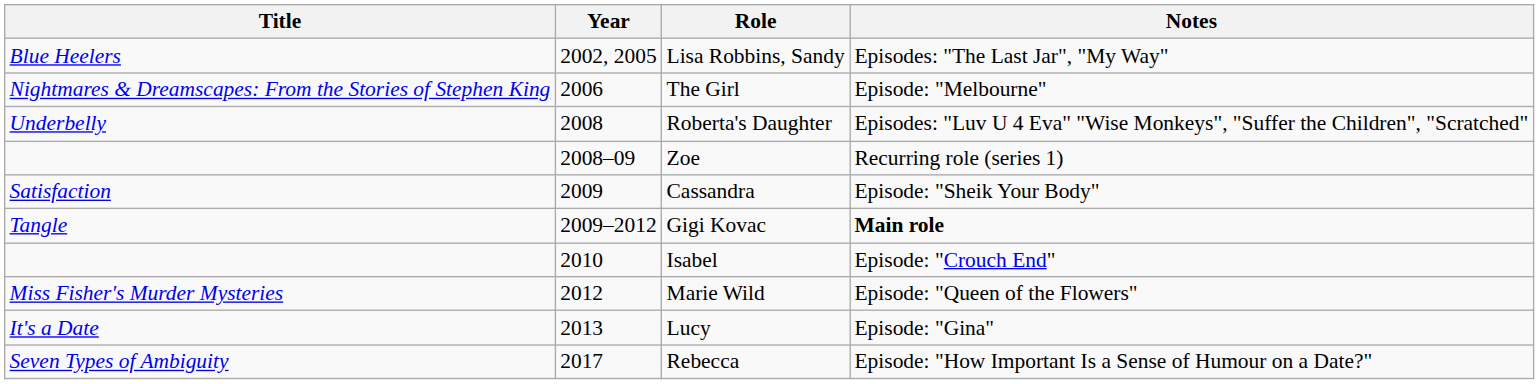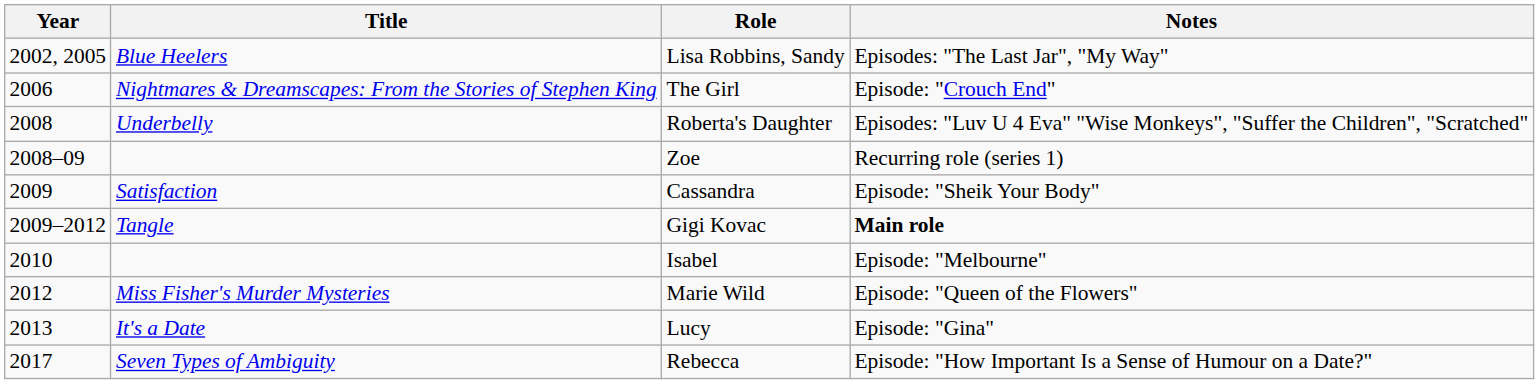columns swapped: (608, 21) <-> (280, 21)
(951, 89) Episode: "Melbourne" -> (955, 89) Episode: "Crouch End"
(955, 259) Episode: "Crouch End" -> (951, 259) Episode: "Melbourne"
